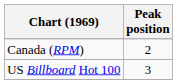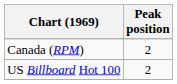(148, 69) 3 -> (148, 69) 2
